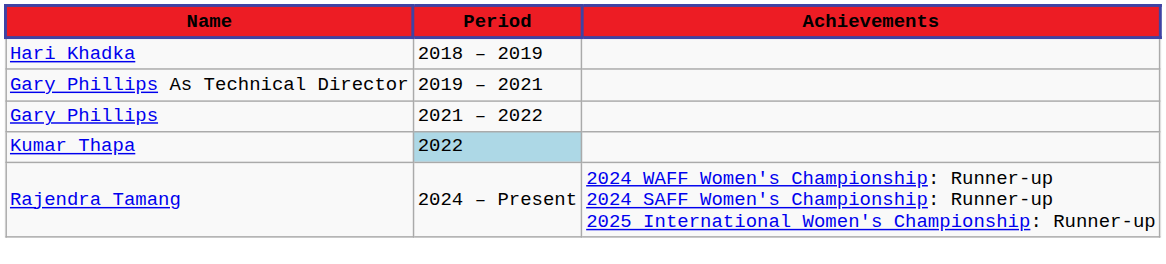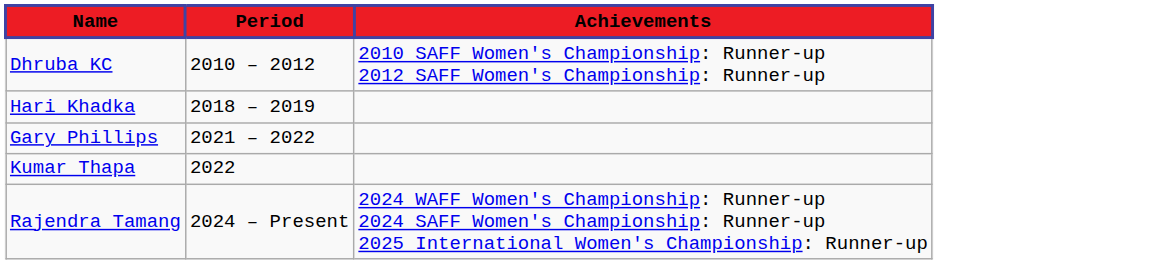+ row: (61, 65)
- row: (209, 85)
(440, 147) lightblue background -> (213, 169) no background
